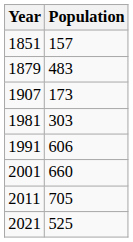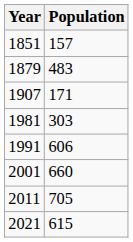(61, 95) 173 -> (61, 95) 171
(61, 224) 525 -> (61, 224) 615
